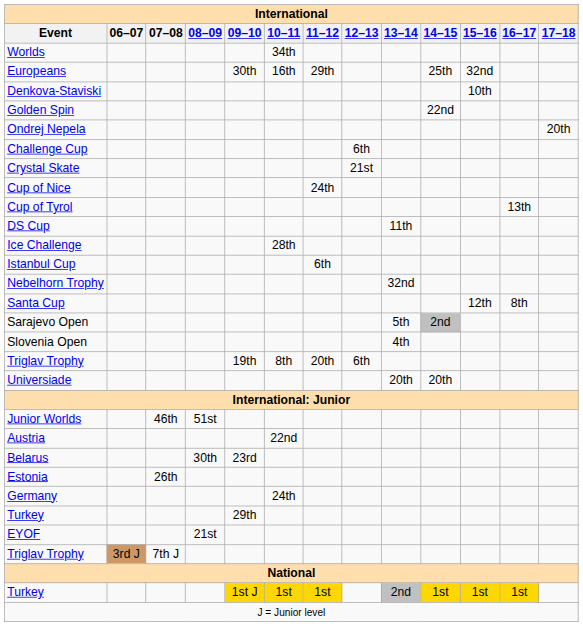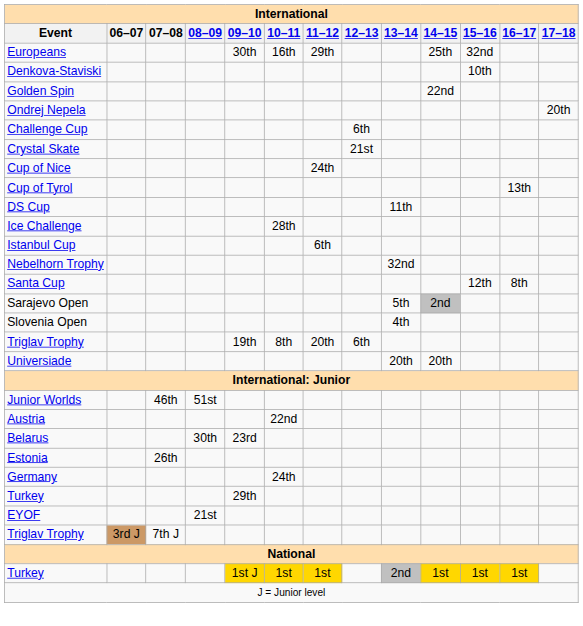- row: (26, 52)
